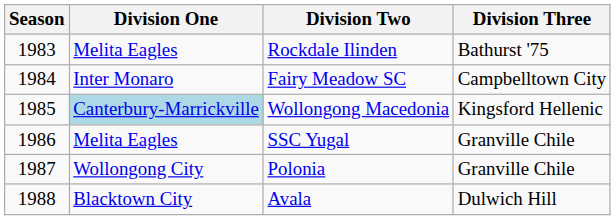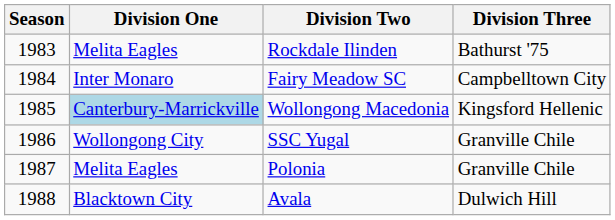(125, 139) Melita Eagles -> (138, 139) Wollongong City
(138, 169) Wollongong City -> (125, 169) Melita Eagles
